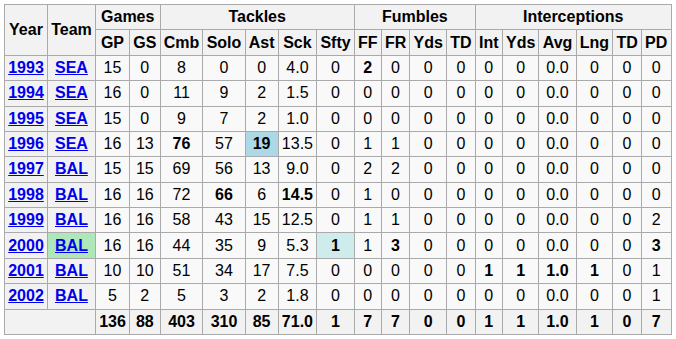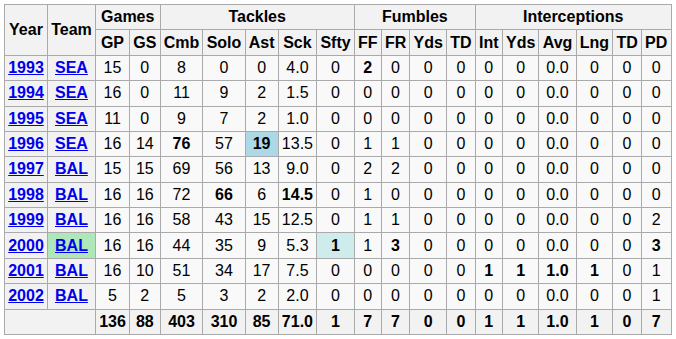(112, 118) 15 -> (112, 118) 11
(145, 144) 13 -> (145, 144) 14
(112, 270) 10 -> (112, 270) 16
(297, 296) 1.8 -> (297, 296) 2.0
